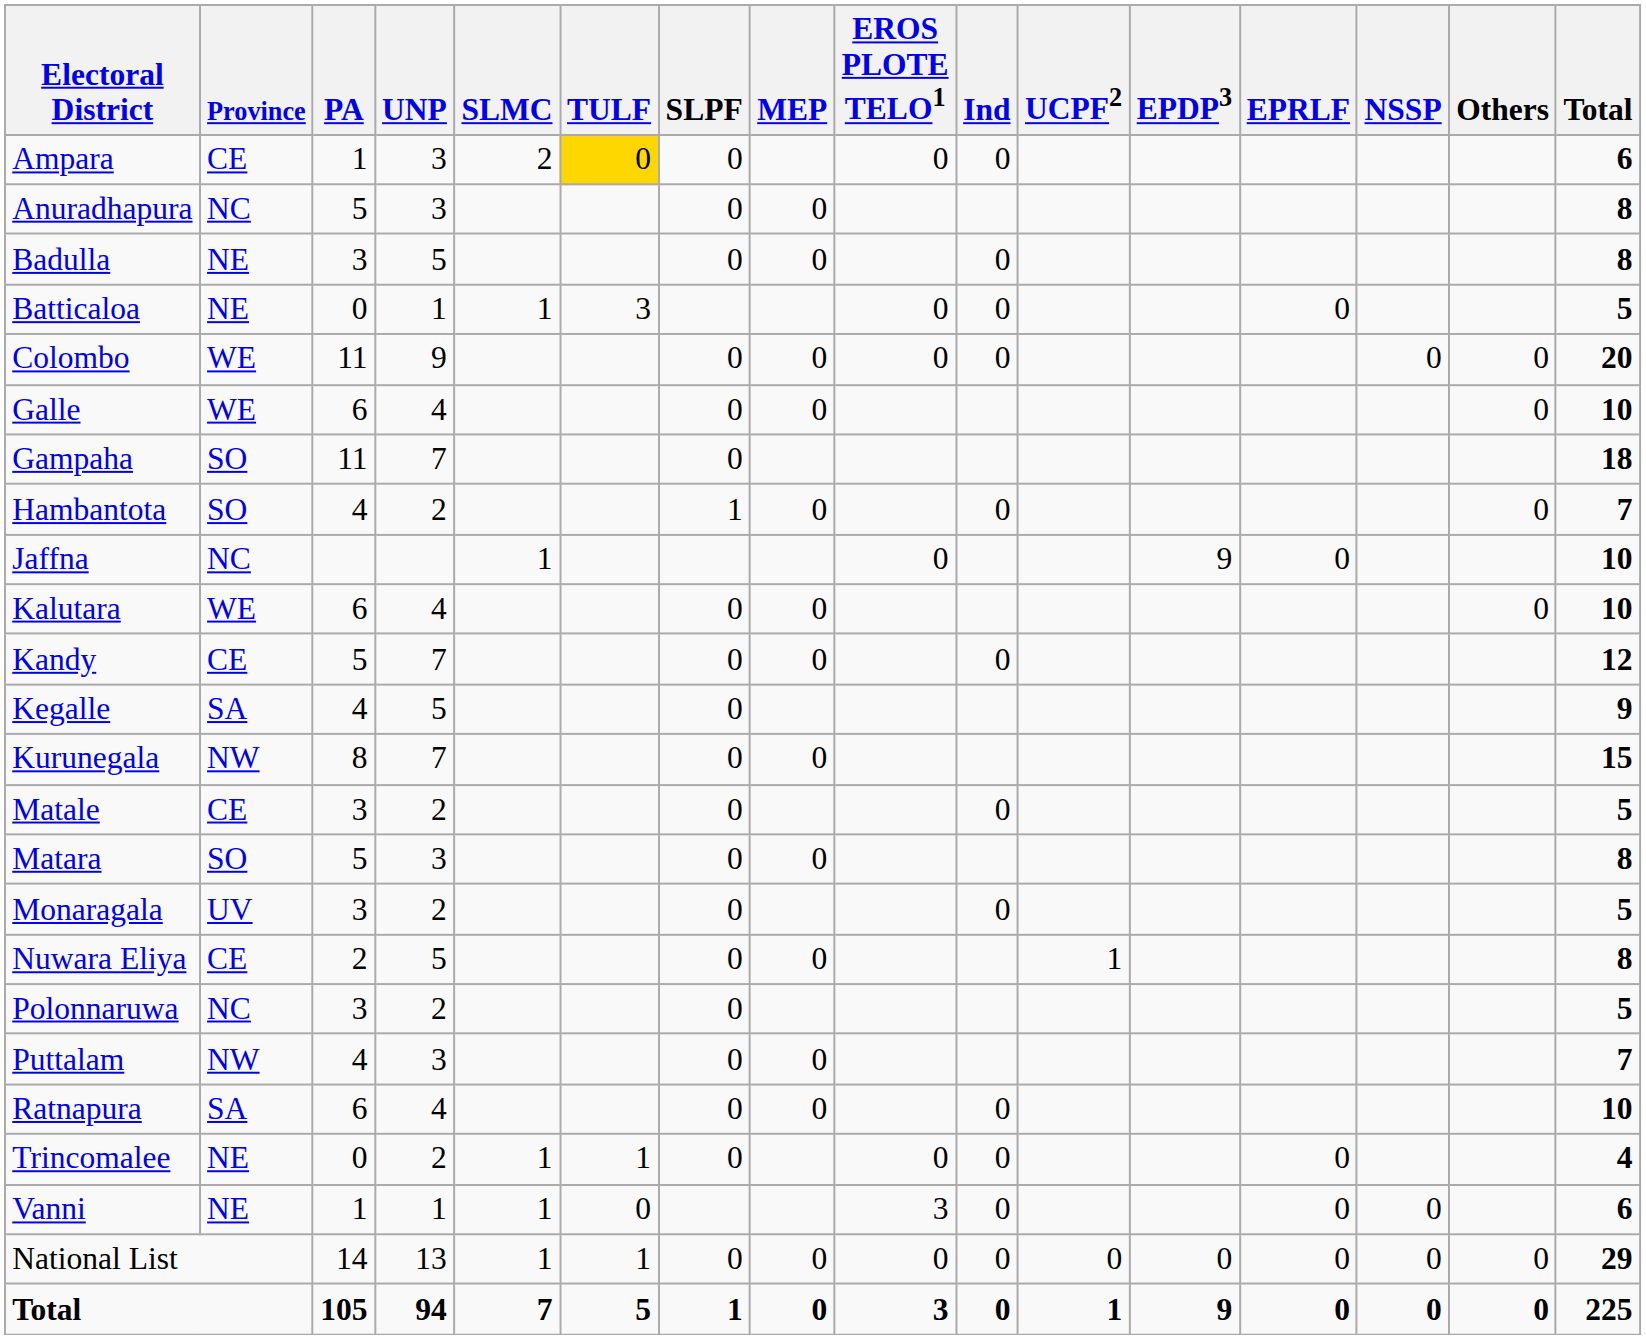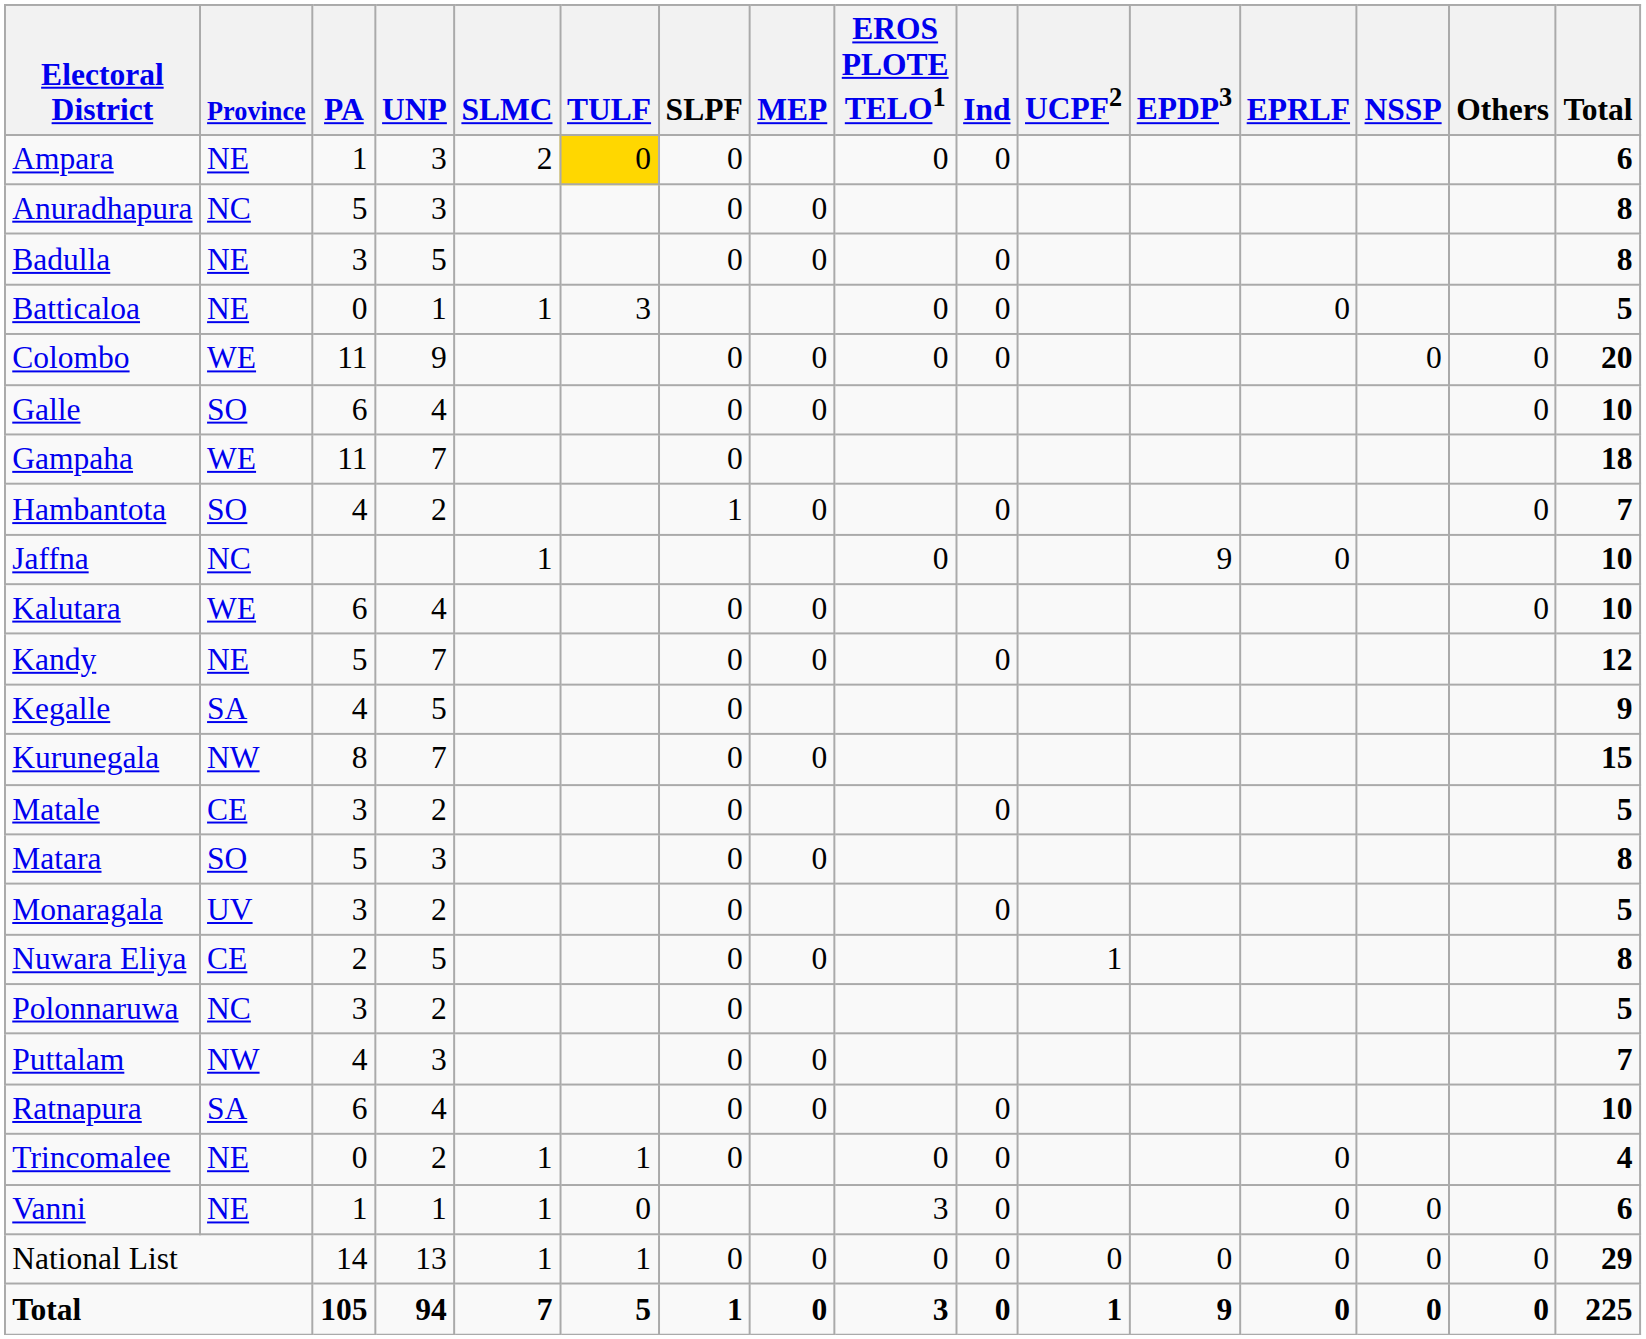(227, 158) CE -> (228, 158) NE
(232, 408) WE -> (227, 408) SO
(227, 458) SO -> (232, 458) WE
(227, 658) CE -> (228, 658) NE
